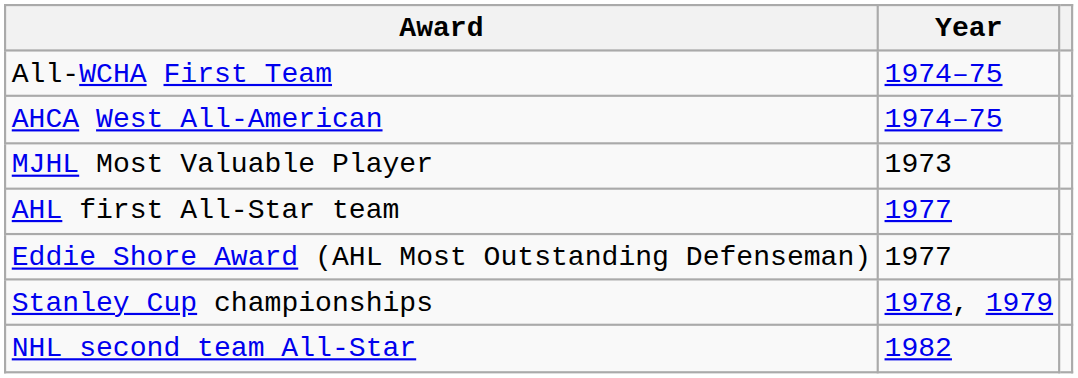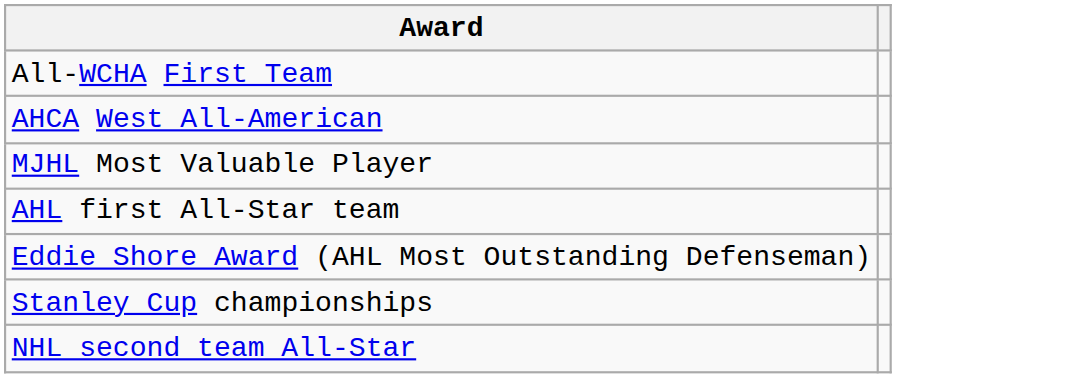- column: (969, 28)
